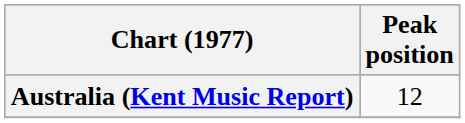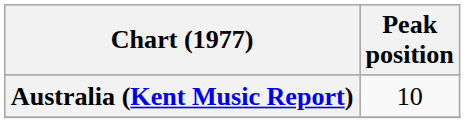(410, 95) 12 -> (410, 95) 10
